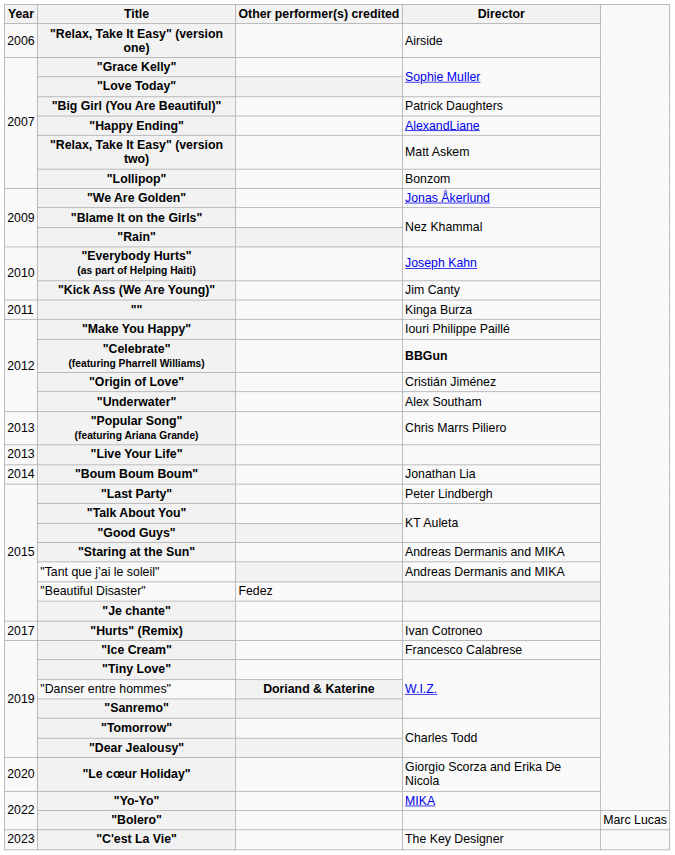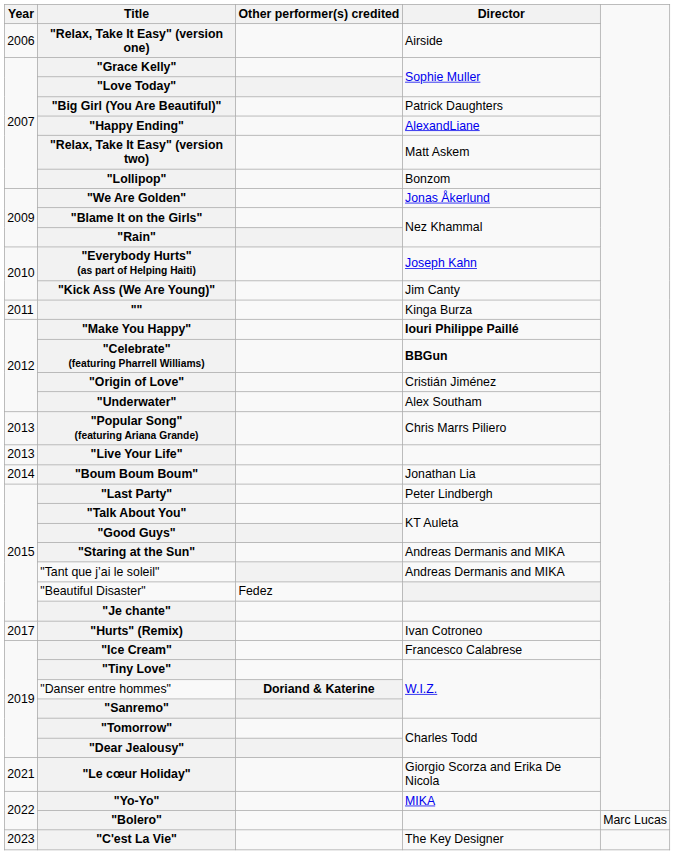(457, 329) normal -> (462, 329) bold
(21, 774) 2020 -> (21, 774) 2021
